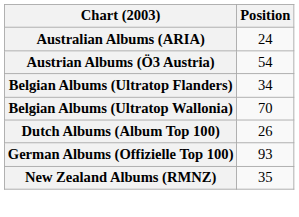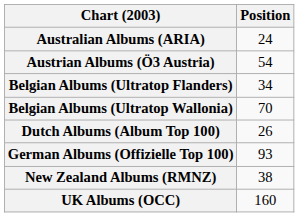(265, 177) 35 -> (265, 177) 38
+ row: (121, 200)
